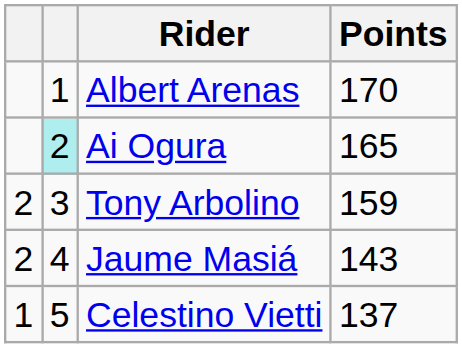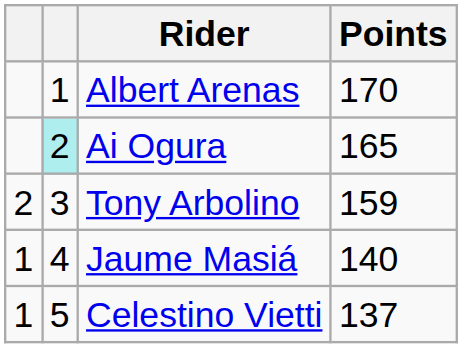(23, 259) 2 -> (23, 259) 1
(369, 259) 143 -> (369, 259) 140
